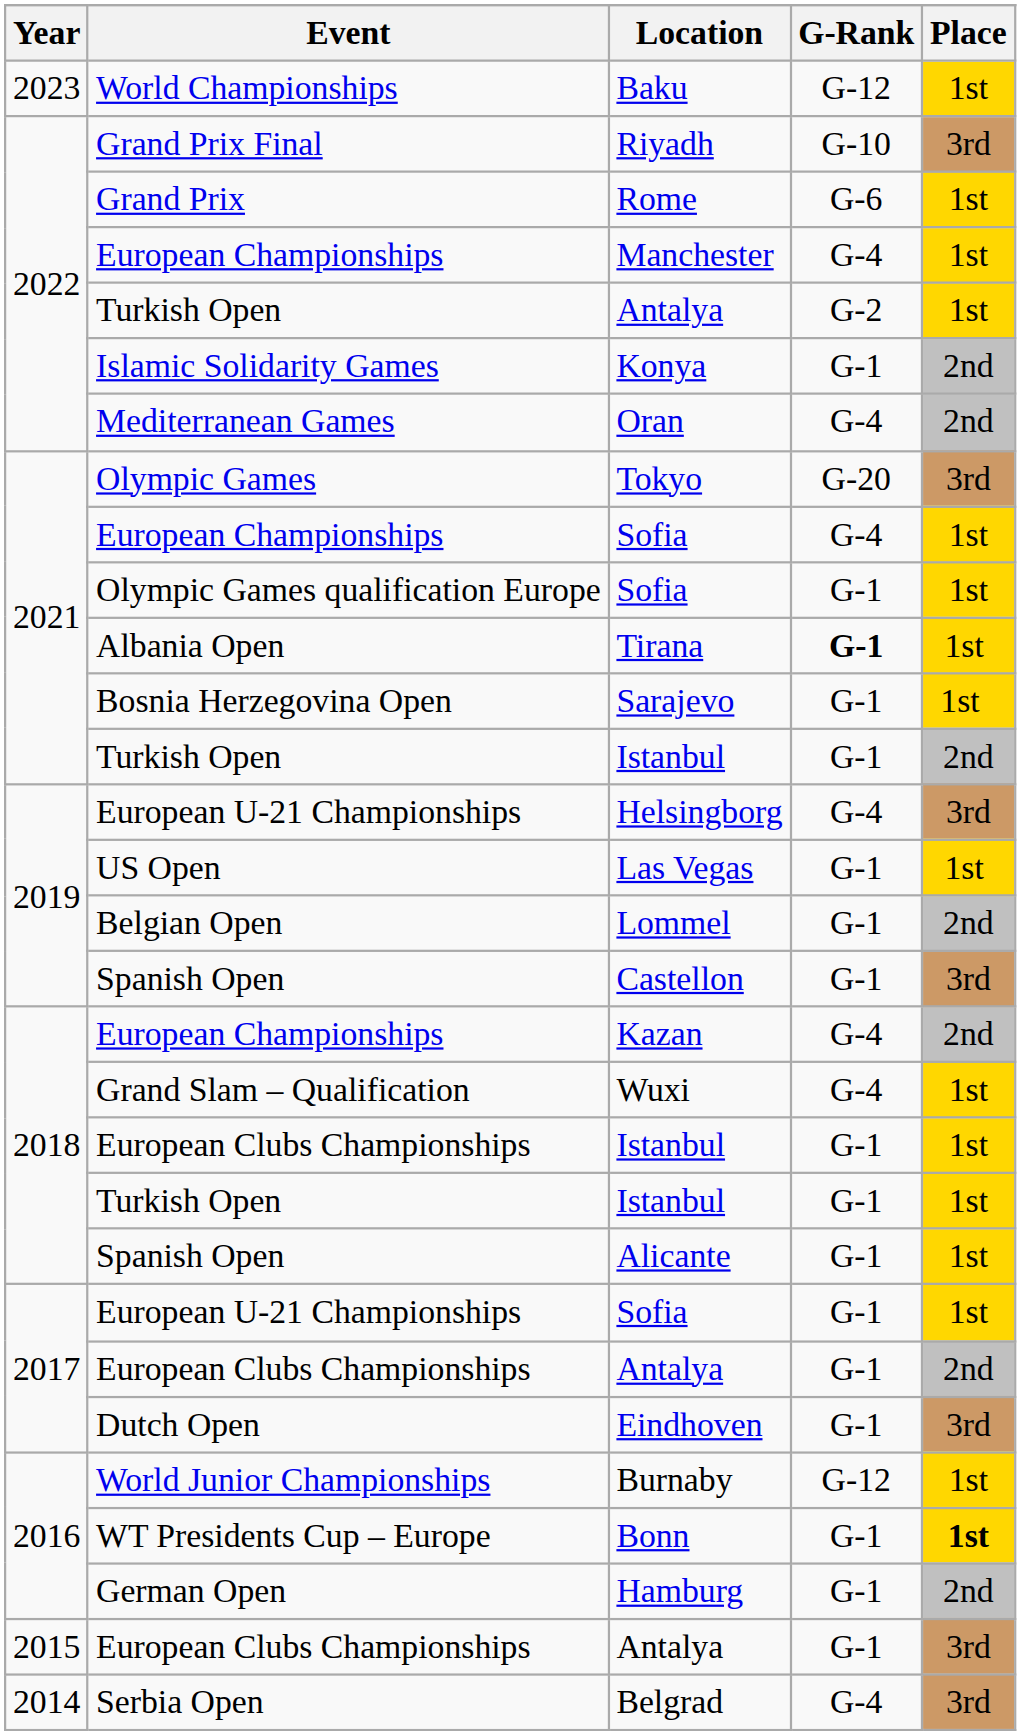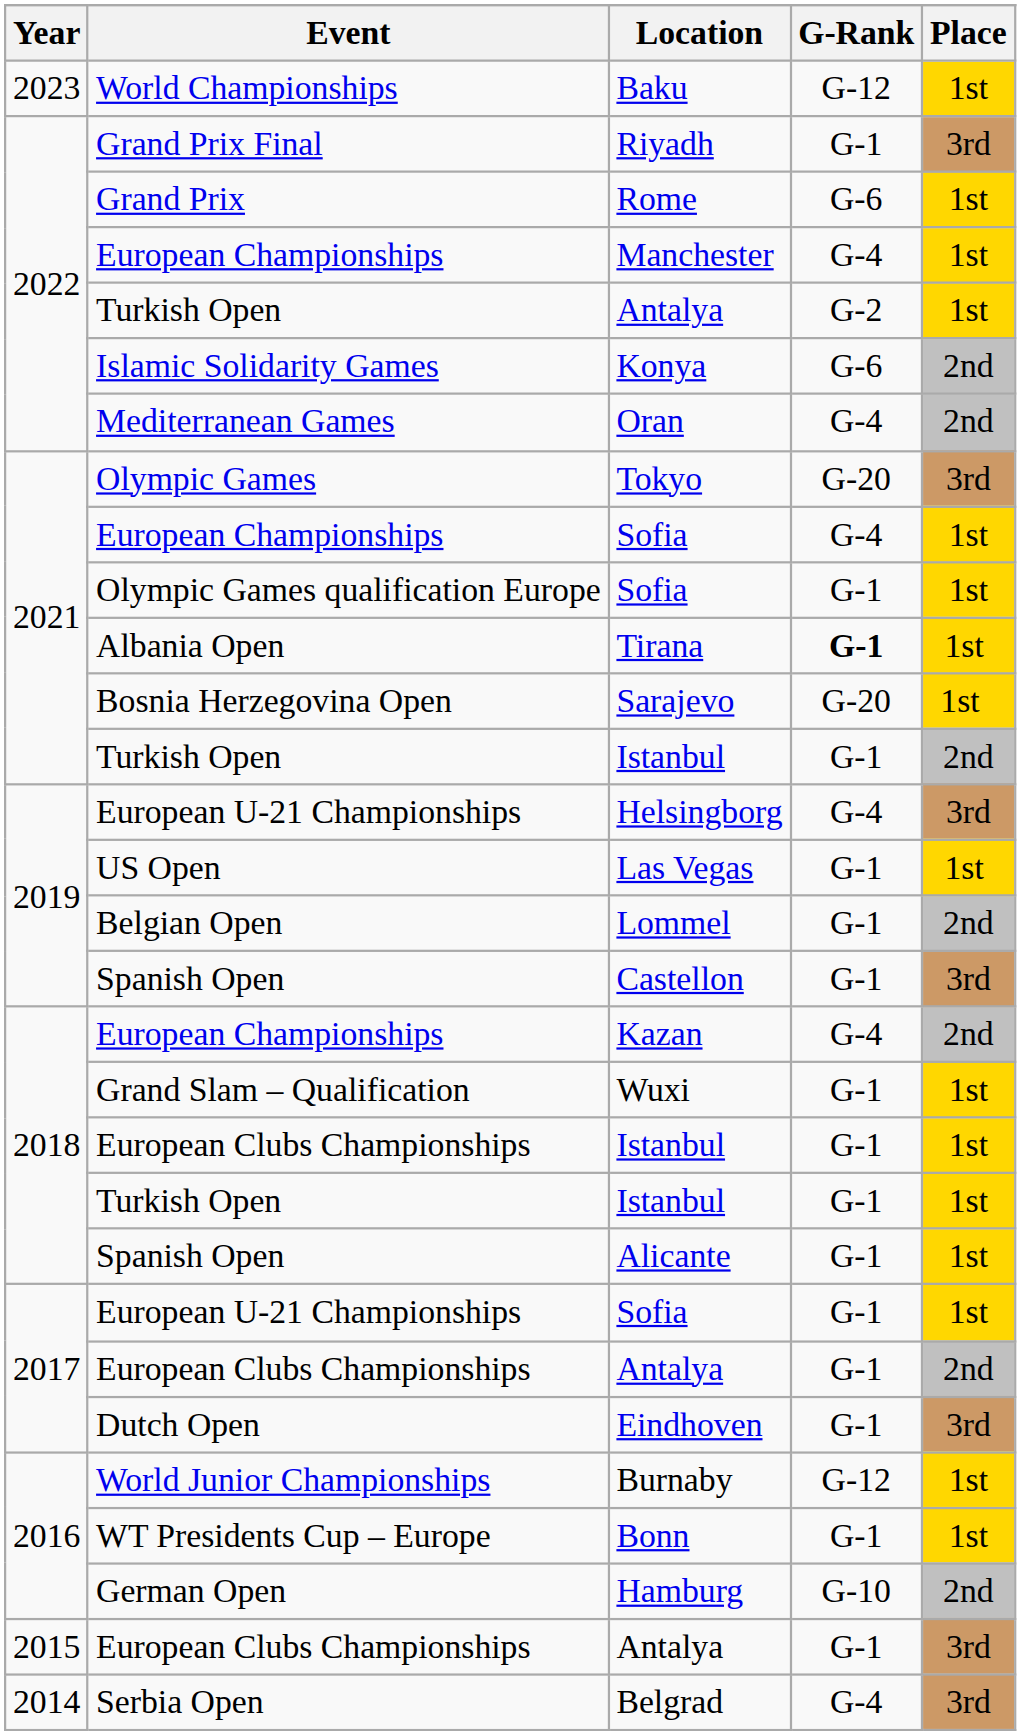(856, 143) G-10 -> (856, 143) G-1
(856, 366) G-1 -> (856, 366) G-6
(856, 700) G-1 -> (856, 700) G-20
(856, 1089) G-4 -> (856, 1089) G-1
(968, 1534) bold -> (968, 1534) normal
(856, 1590) G-1 -> (856, 1590) G-10
